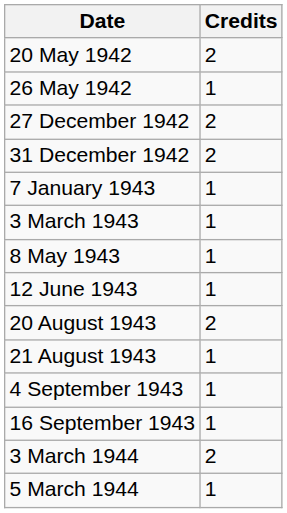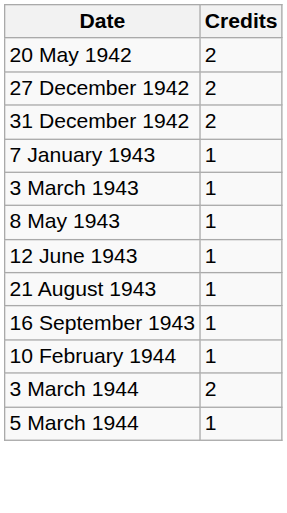- row: (71, 88)
- row: (83, 322)
- row: (96, 389)
+ row: (93, 356)
